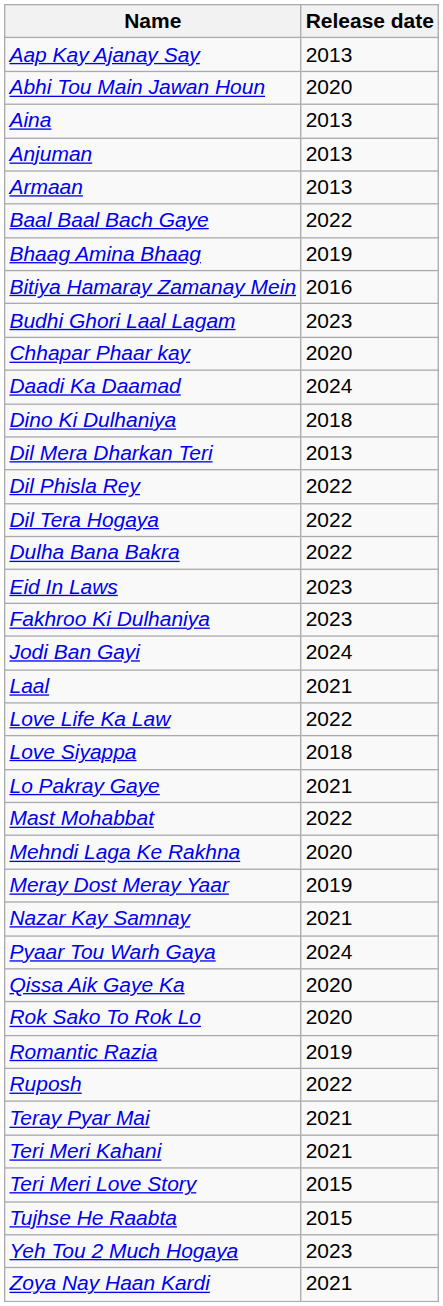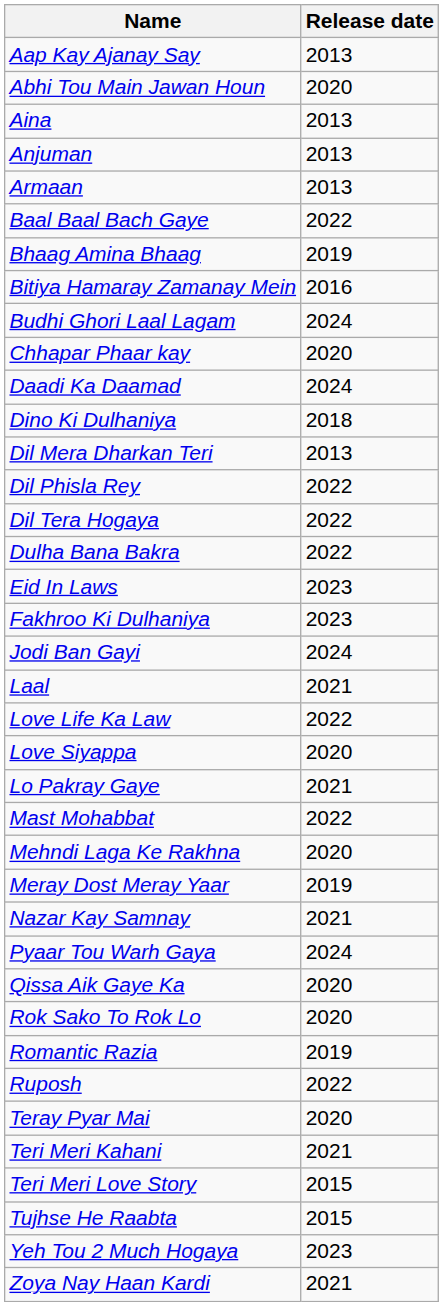(329, 320) 2023 -> (329, 320) 2024
(329, 752) 2018 -> (329, 752) 2020
(329, 1118) 2021 -> (329, 1118) 2020
